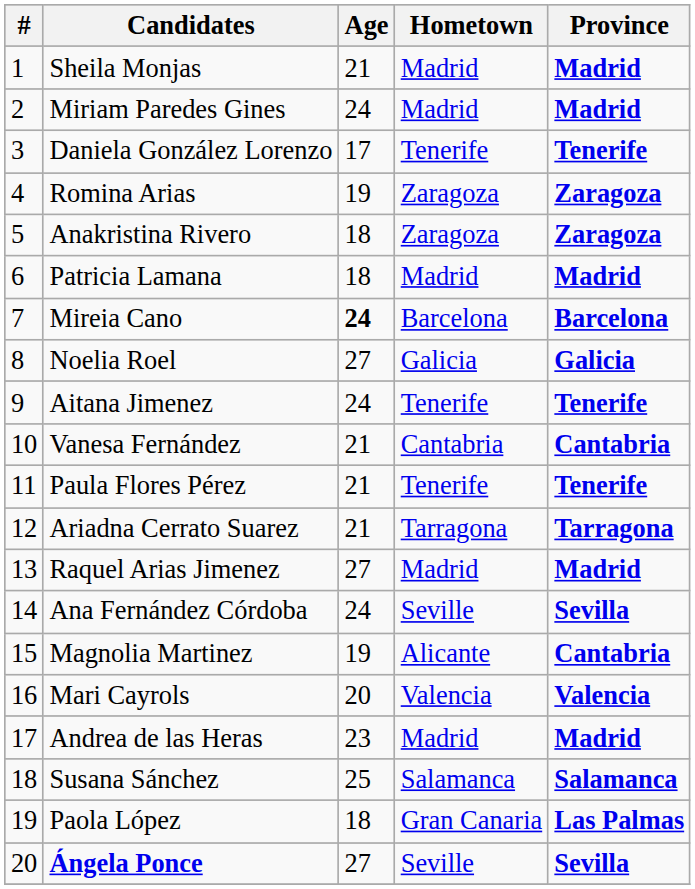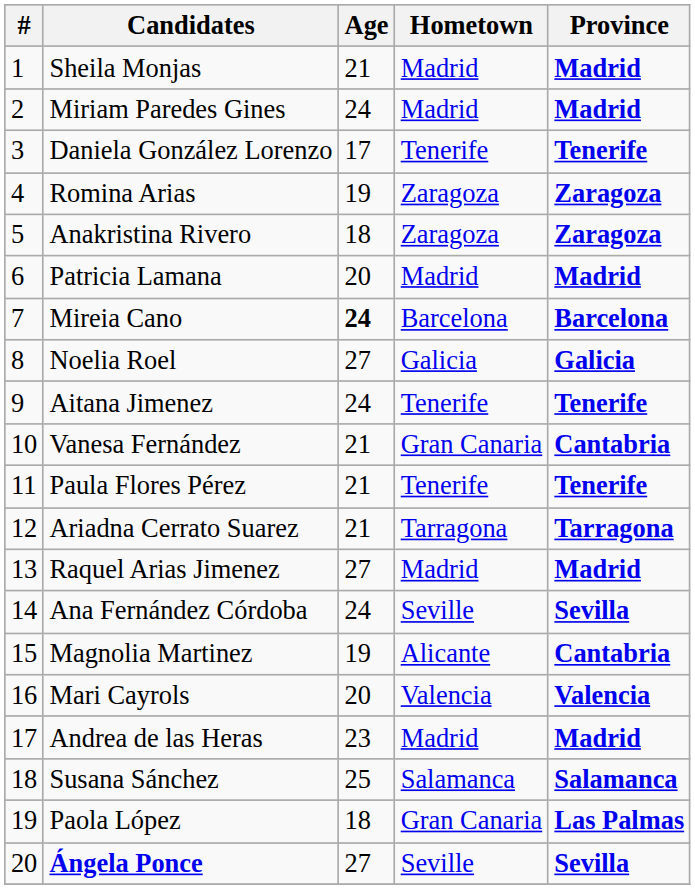(358, 276) 18 -> (358, 276) 20
(452, 444) Cantabria -> (471, 444) Gran Canaria
